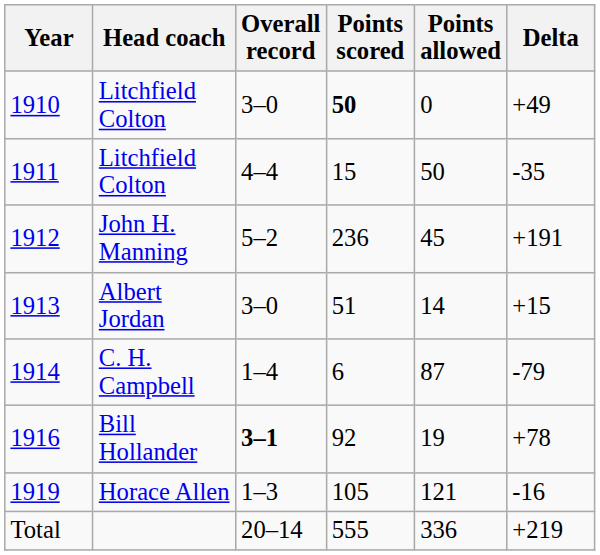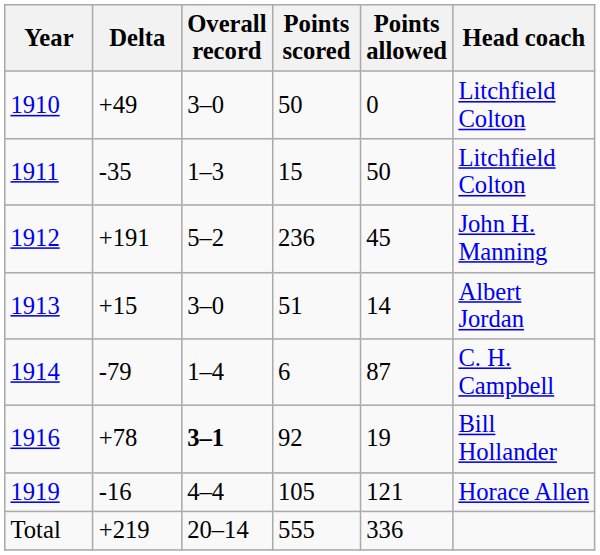columns swapped: (164, 37) <-> (551, 37)
(344, 104) bold -> (290, 104) normal
(260, 171) 4–4 -> (206, 171) 1–3
(260, 491) 1–3 -> (206, 491) 4–4
